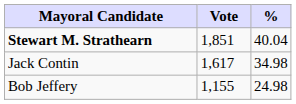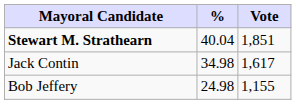columns swapped: (224, 16) <-> (271, 16)
